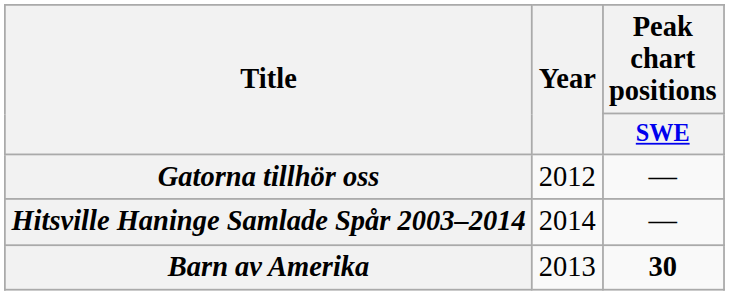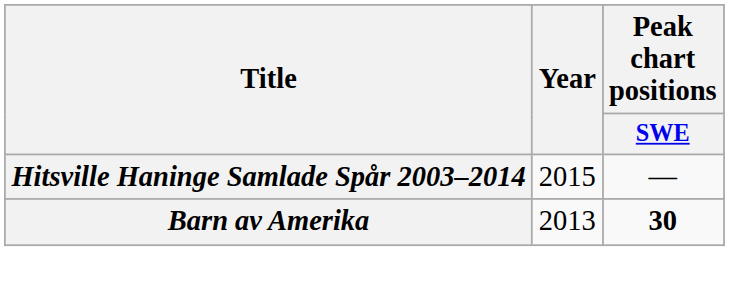- row: (269, 176)
(567, 221) 2014 -> (567, 176) 2015
